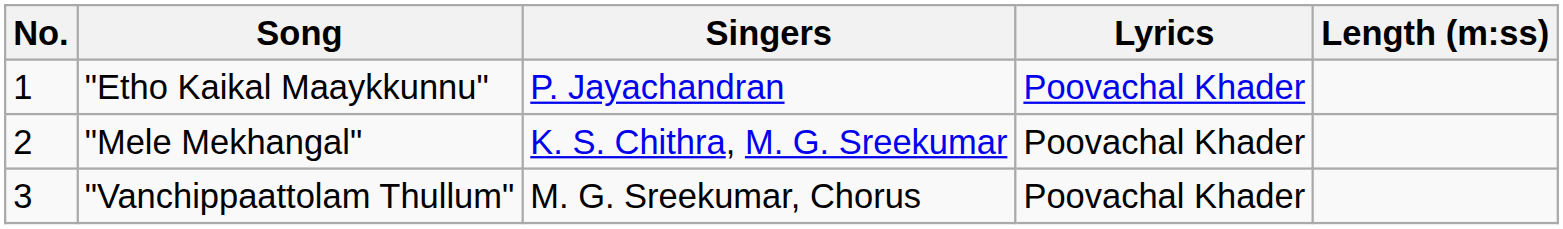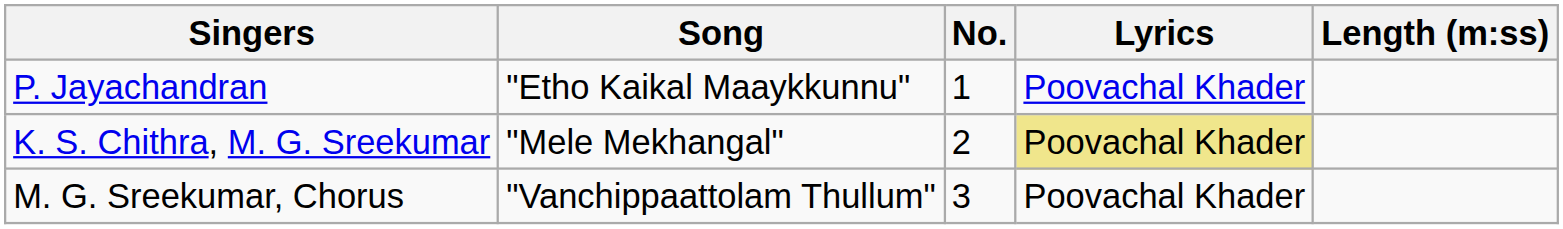columns swapped: (41, 33) <-> (769, 33)
(1164, 142) no background -> (1164, 142) khaki background
